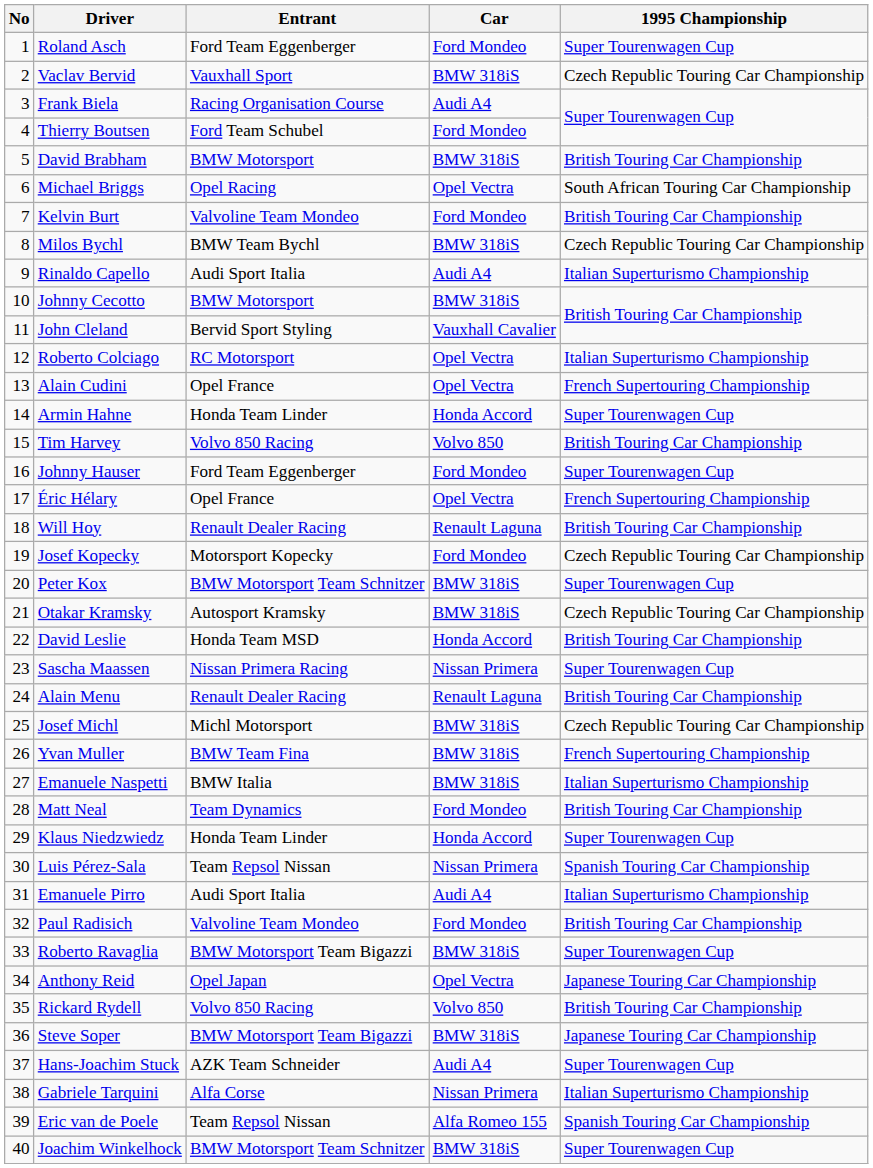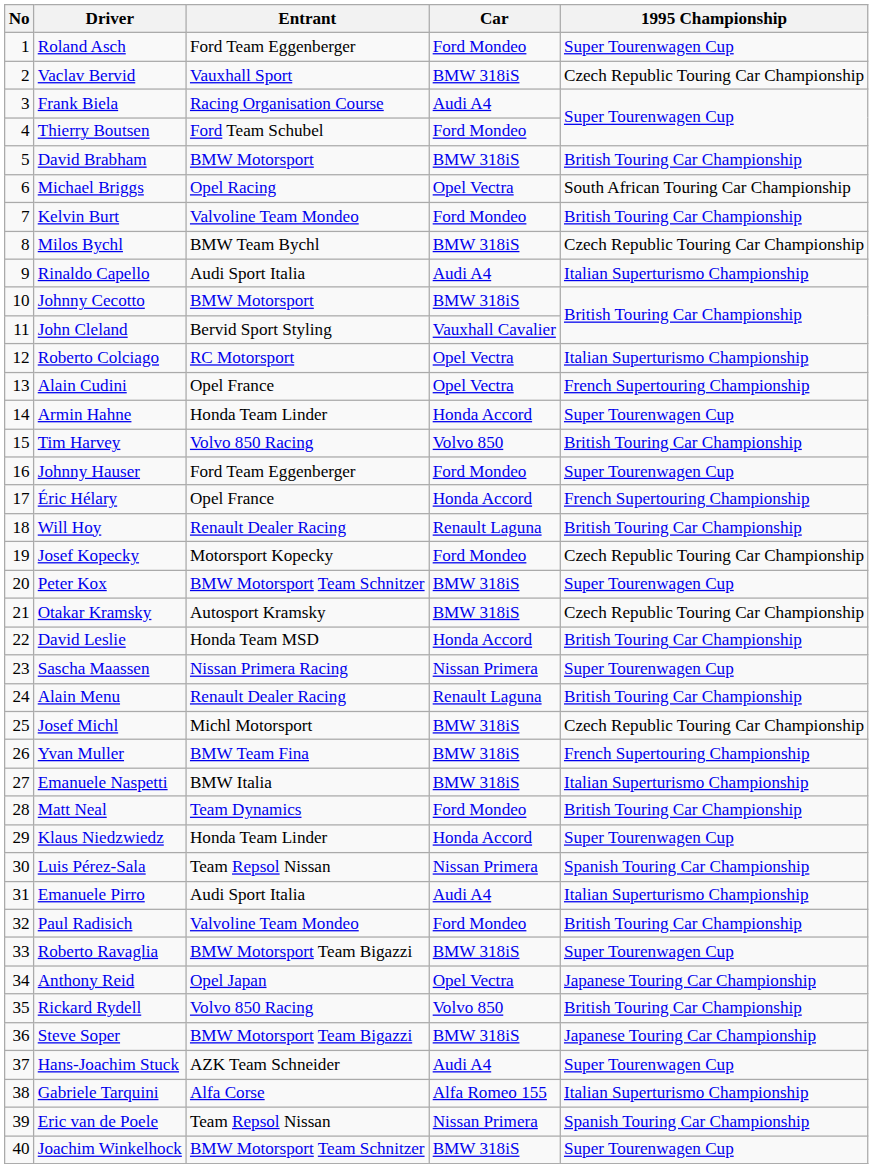(473, 498) Opel Vectra -> (482, 498) Honda Accord
(485, 1092) Nissan Primera -> (490, 1092) Alfa Romeo 155
(490, 1120) Alfa Romeo 155 -> (485, 1120) Nissan Primera
